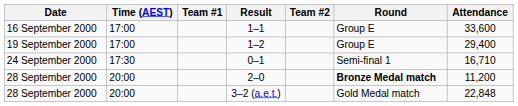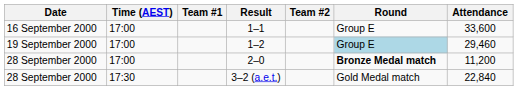(356, 45) no background -> (356, 45) lightblue background
(480, 45) 29,400 -> (480, 45) 29,460
- row: (256, 61)
(122, 77) 20:00 -> (122, 61) 17:00
(122, 93) 20:00 -> (122, 77) 17:30
(480, 93) 22,848 -> (480, 77) 22,840
